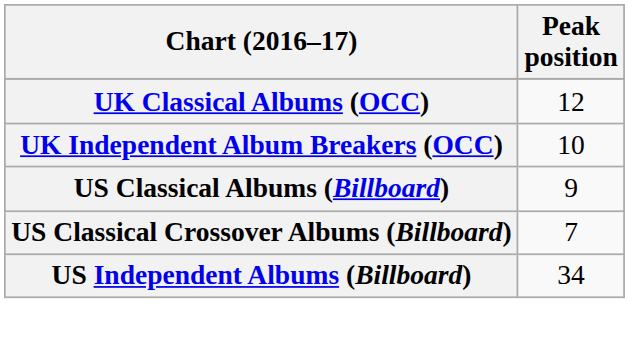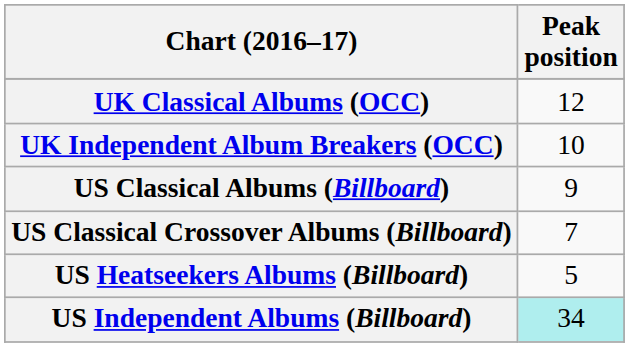+ row: (261, 275)
(571, 275) no background -> (571, 319) paleturquoise background
